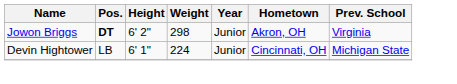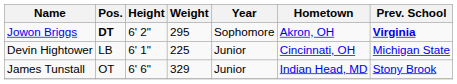(180, 32) 298 -> (180, 32) 295
(230, 32) Junior -> (244, 32) Sophomore
(351, 32) normal -> (394, 32) bold
(180, 50) 224 -> (180, 50) 225
+ row: (46, 69)
